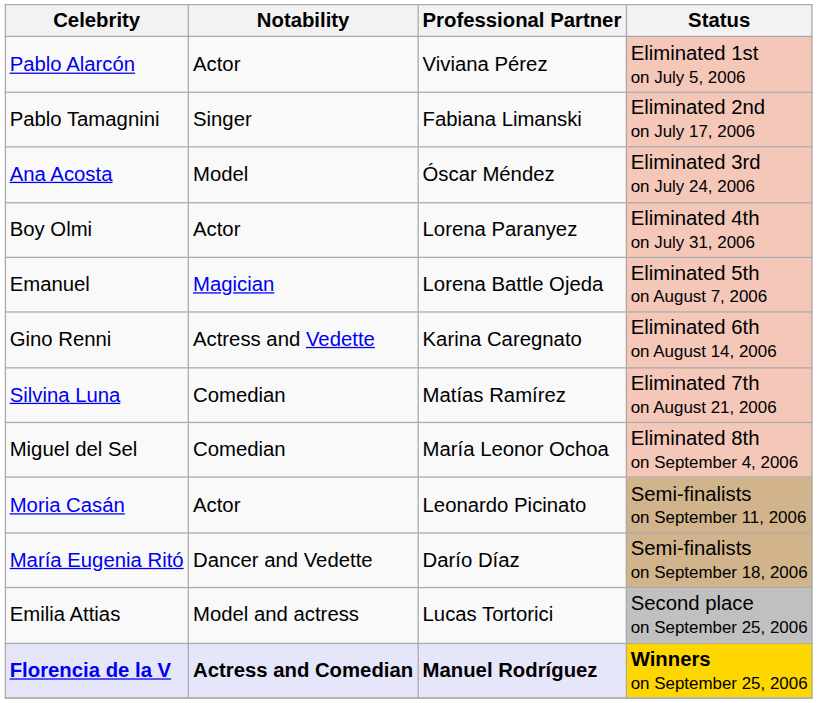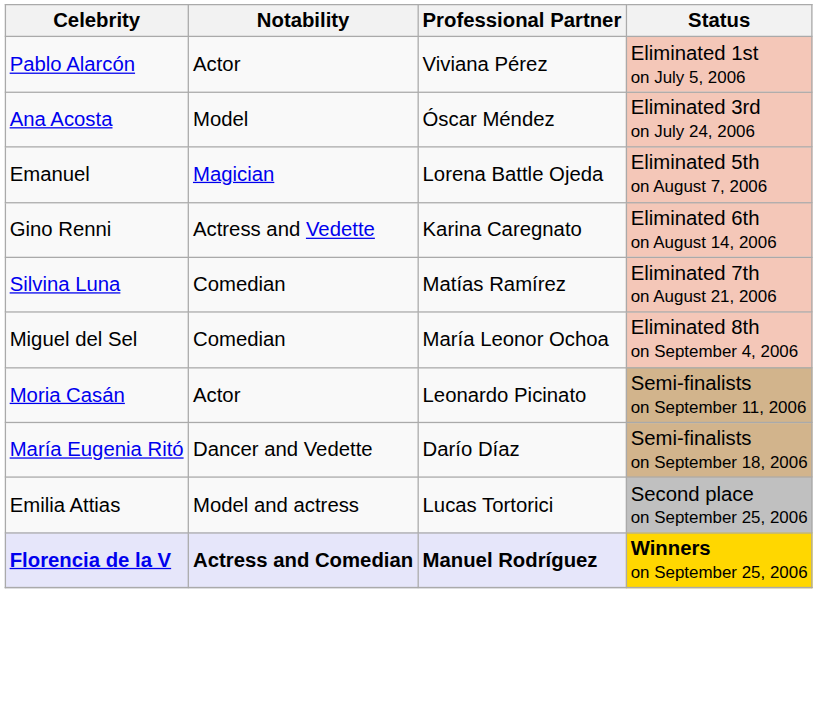- row: (85, 119)
- row: (51, 229)
